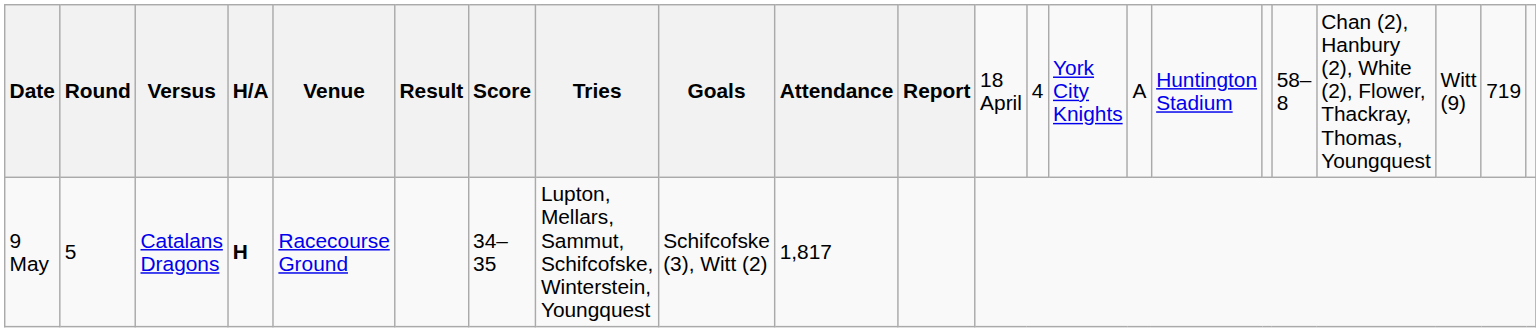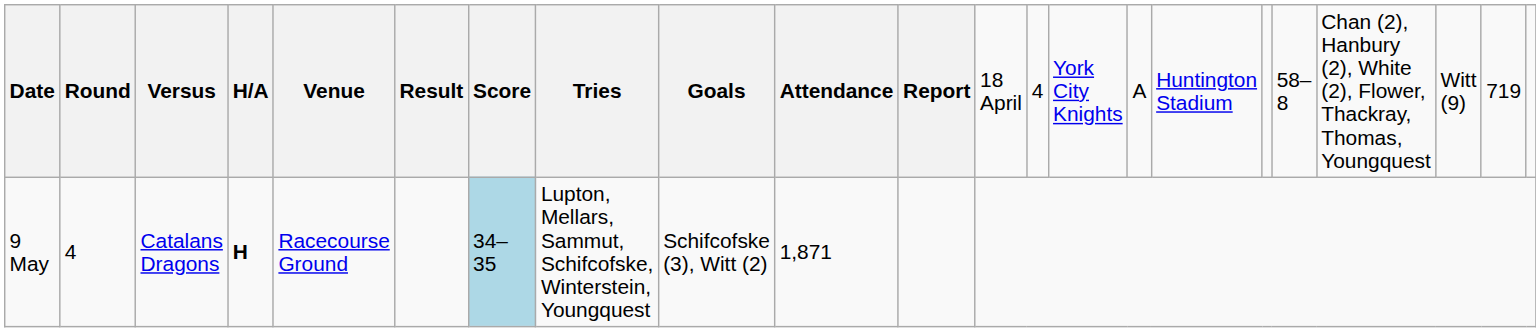(70, 252) 5 -> (70, 252) 4
(491, 252) no background -> (491, 252) lightblue background
(806, 252) 1,817 -> (806, 252) 1,871
